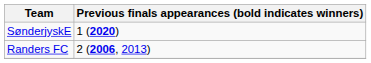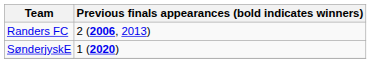rows swapped: (39, 31) <-> (38, 49)
